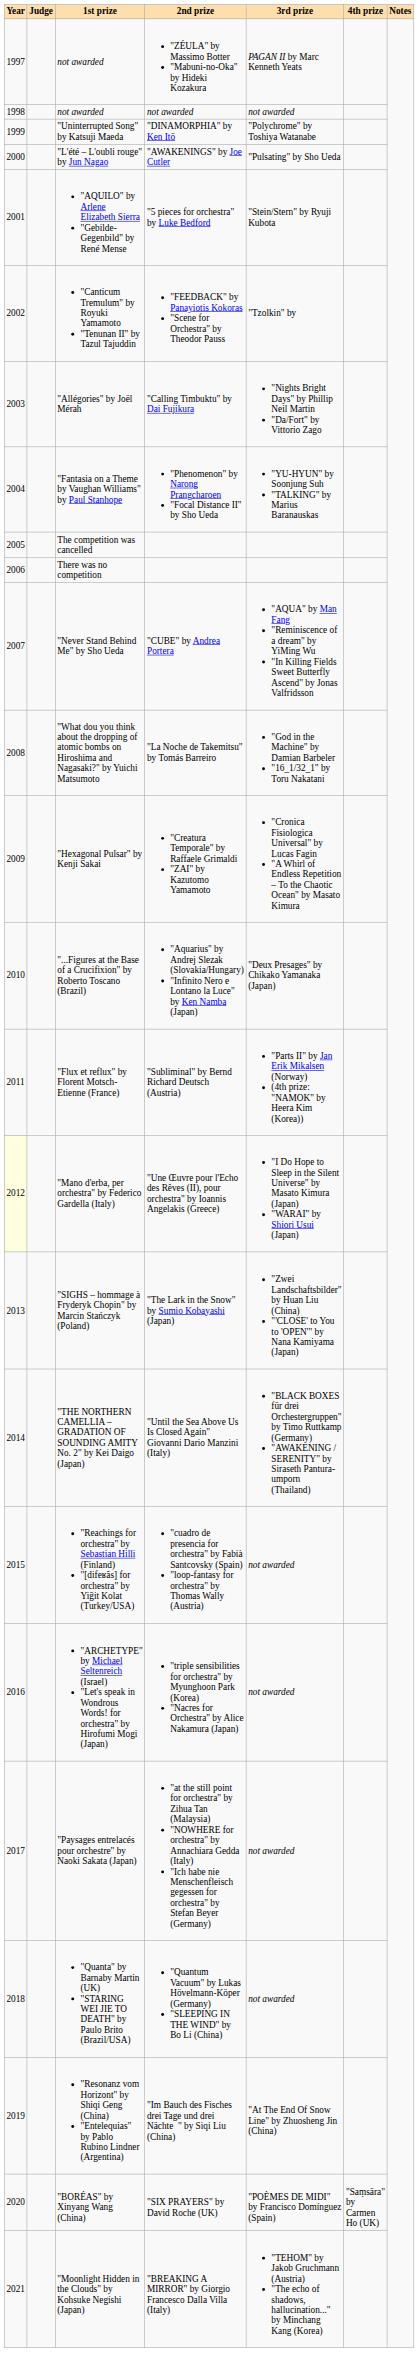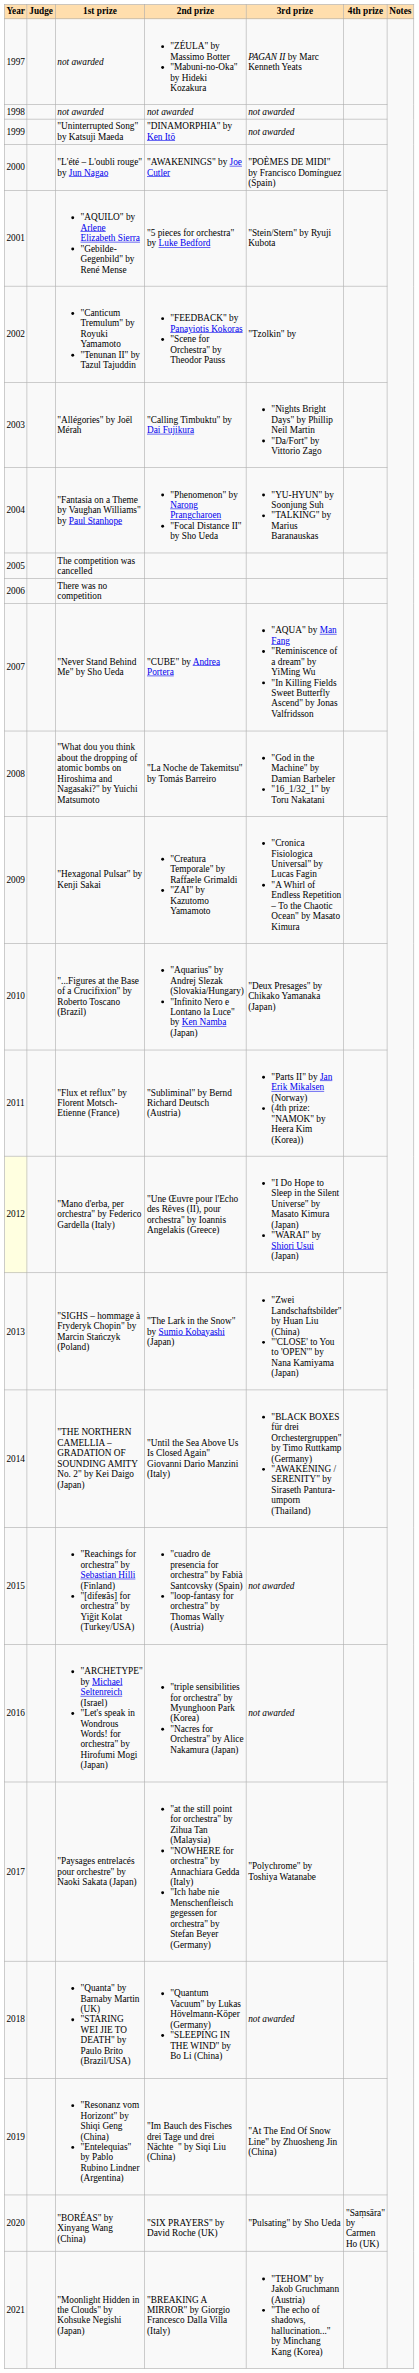(282, 131) "Polychrome" by Toshiya Watanabe -> (271, 131) not awarded
(294, 157) "Pulsating" by Sho Ueda -> (295, 172) "POÈMES DE MIDI" by Francisco Domínguez (Spain)
(271, 1850) not awarded -> (282, 1871) "Polychrome" by Toshiya Watanabe
(295, 2207) "POÈMES DE MIDI" by Francisco Domínguez (Spain) -> (294, 2223) "Pulsating" by Sho Ueda
